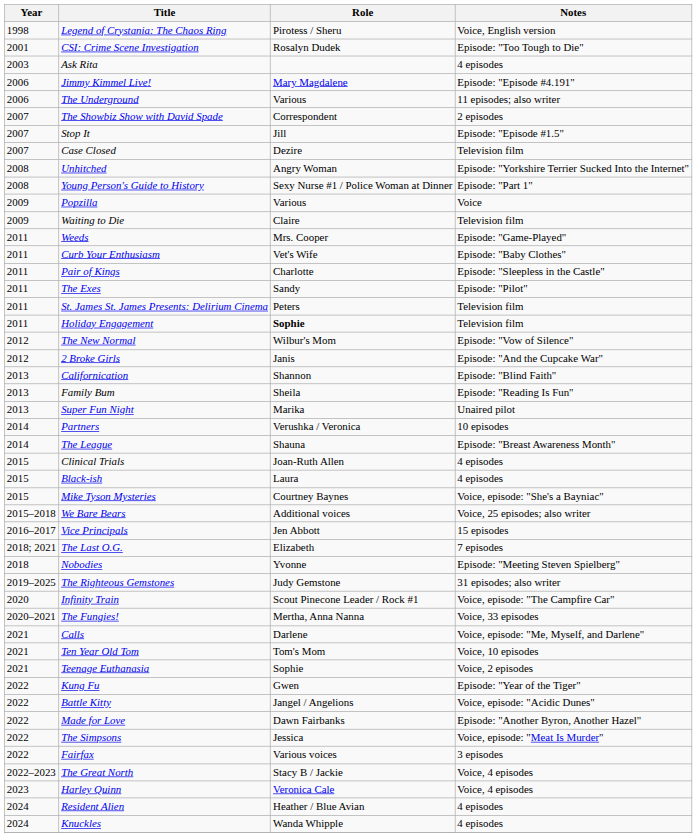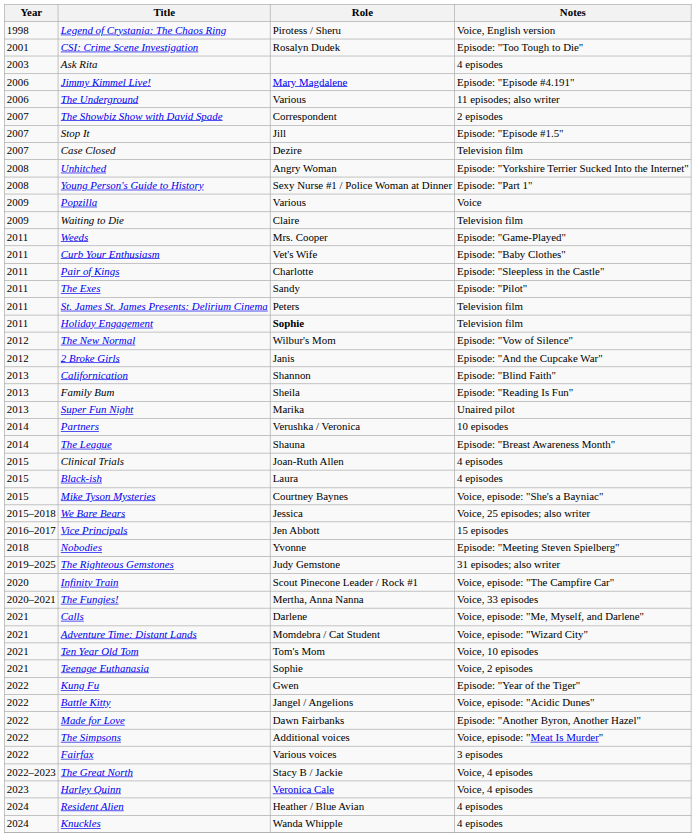(312, 513) Additional voices -> (288, 513) Jessica
- row: (92, 548)
+ row: (129, 634)
(288, 737) Jessica -> (311, 737) Additional voices
